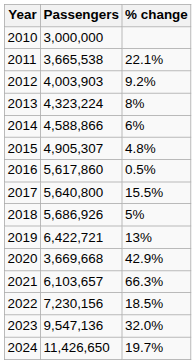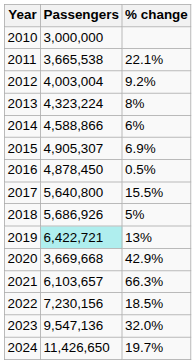(73, 81) 4,003,903 -> (73, 81) 4,003,004
(140, 148) 4.8% -> (140, 148) 6.9%
(73, 170) 5,617,860 -> (73, 170) 4,878,450
(73, 237) no background -> (73, 237) paleturquoise background
